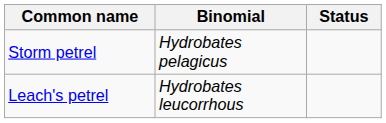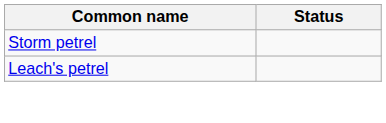- column: (231, 17)
